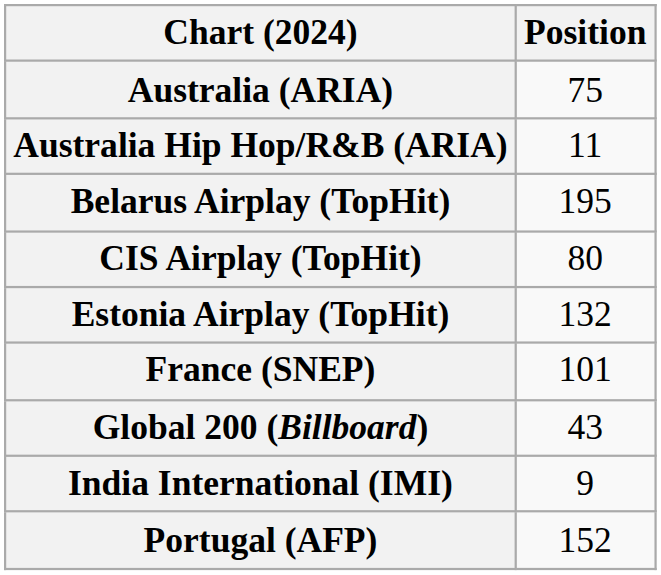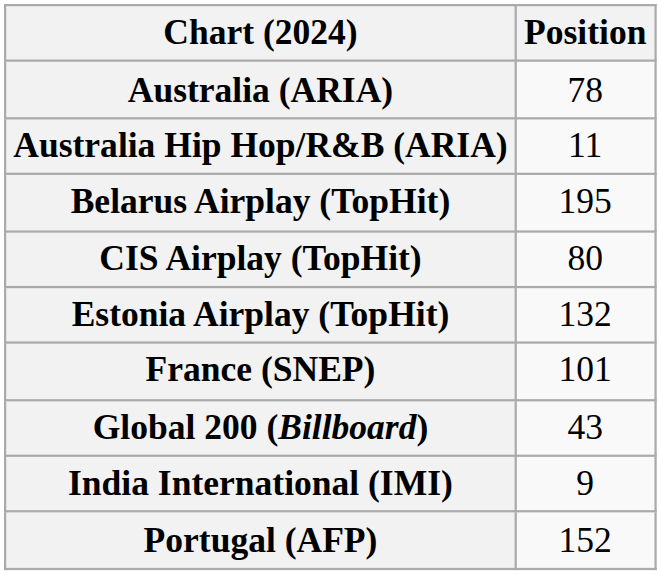(585, 88) 75 -> (585, 88) 78
